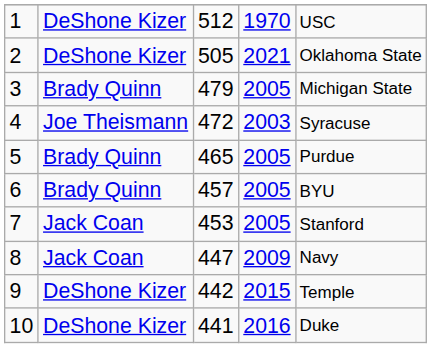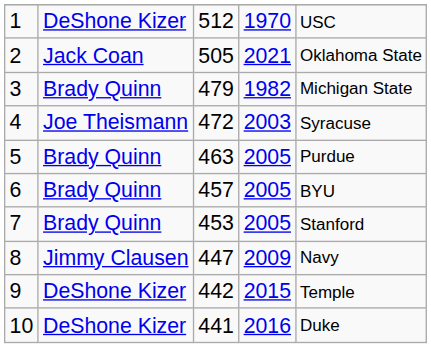(115, 55) DeShone Kizer -> (93, 55) Jack Coan
(267, 88) 2005 -> (267, 88) 1982
(216, 156) 465 -> (216, 156) 463
(93, 223) Jack Coan -> (102, 223) Brady Quinn
(93, 257) Jack Coan -> (116, 257) Jimmy Clausen
